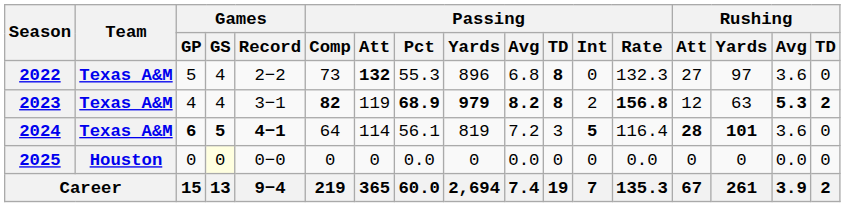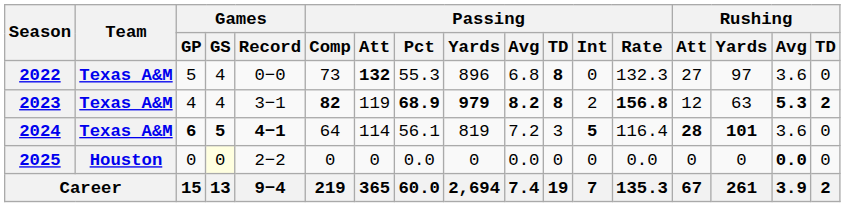(270, 75) 2−2 -> (270, 75) 0−0
(270, 160) 0−0 -> (270, 160) 2−2
(791, 160) normal -> (791, 160) bold
